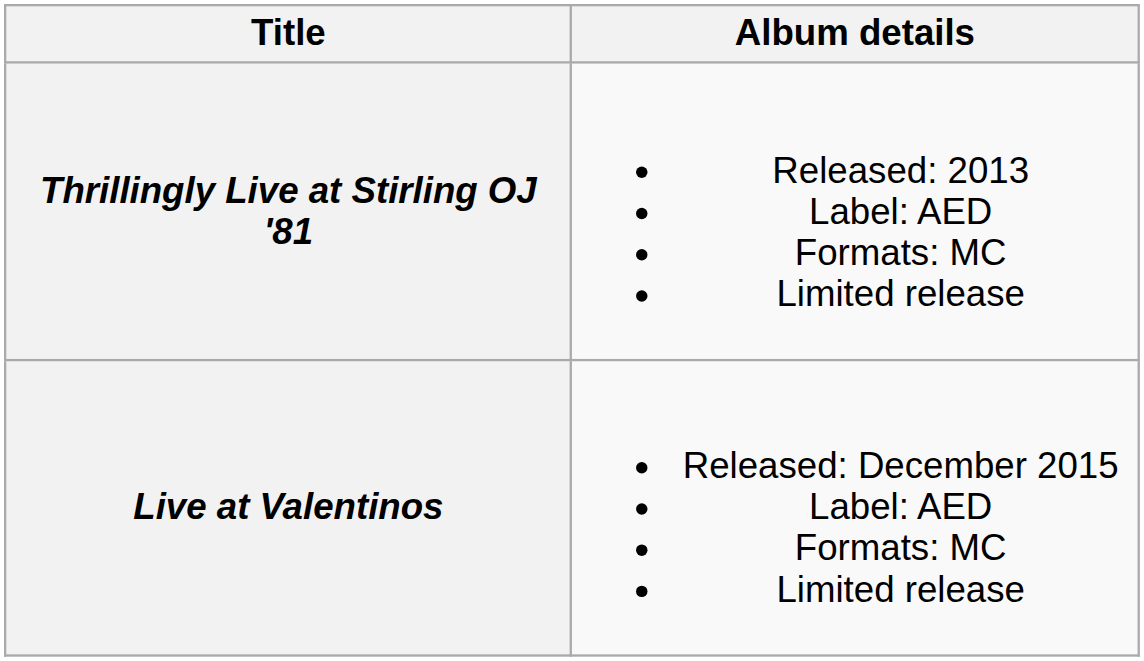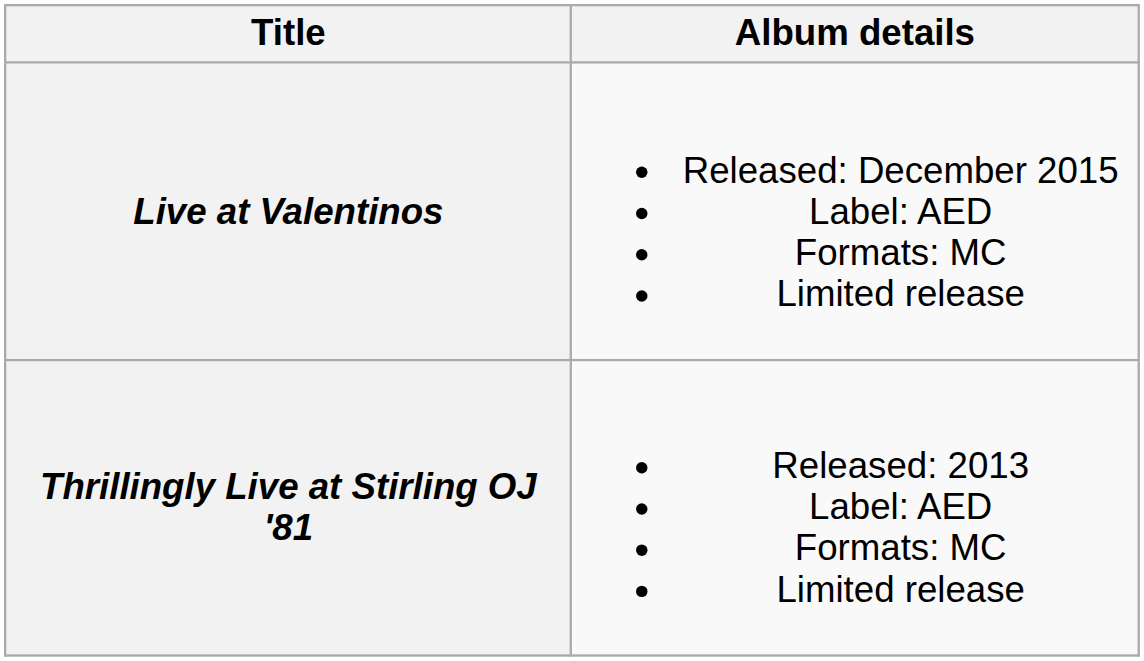rows swapped: (288, 210) <-> (288, 507)
